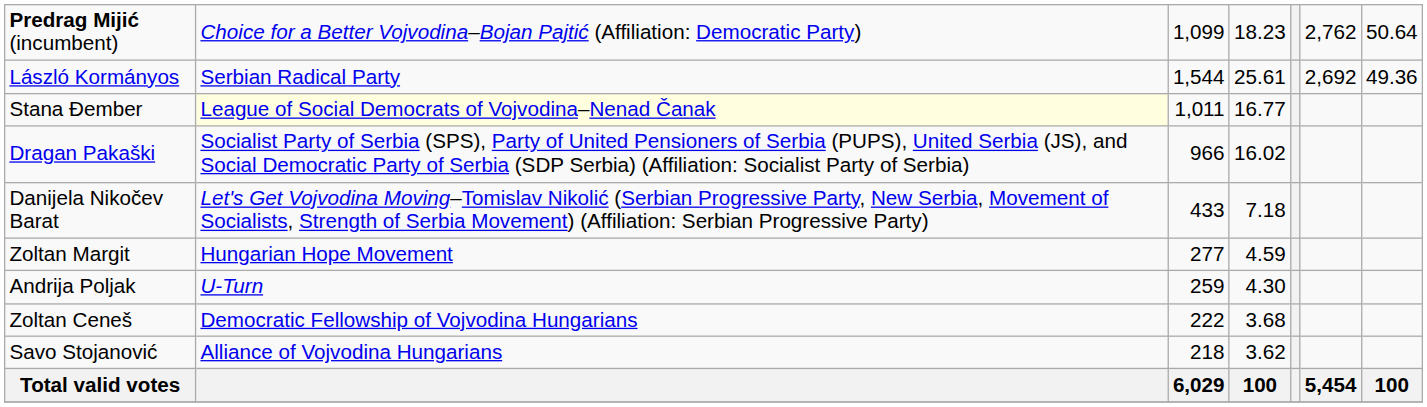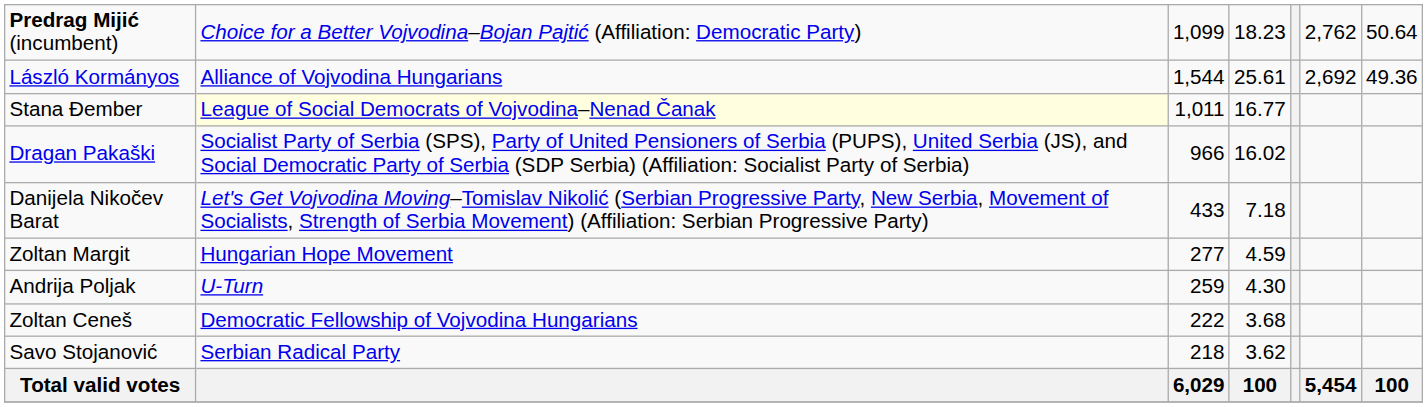(300, 76) Serbian Radical Party -> (351, 76) Alliance of Vojvodina Hungarians
(351, 352) Alliance of Vojvodina Hungarians -> (300, 352) Serbian Radical Party
